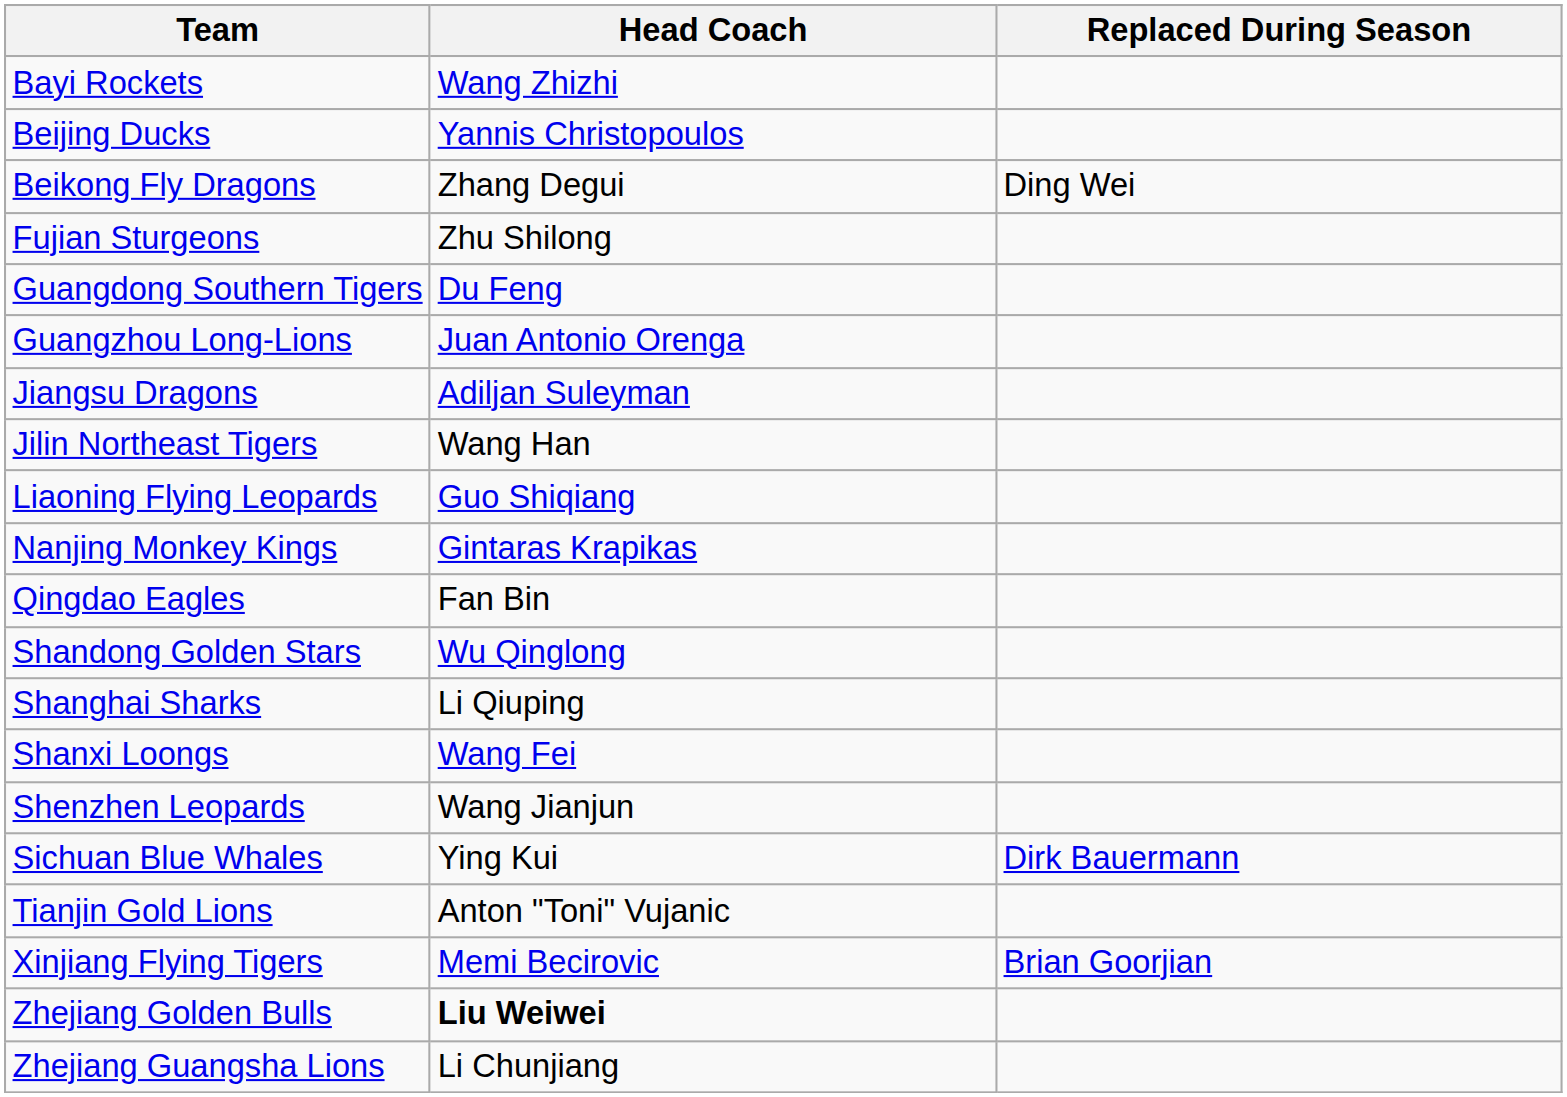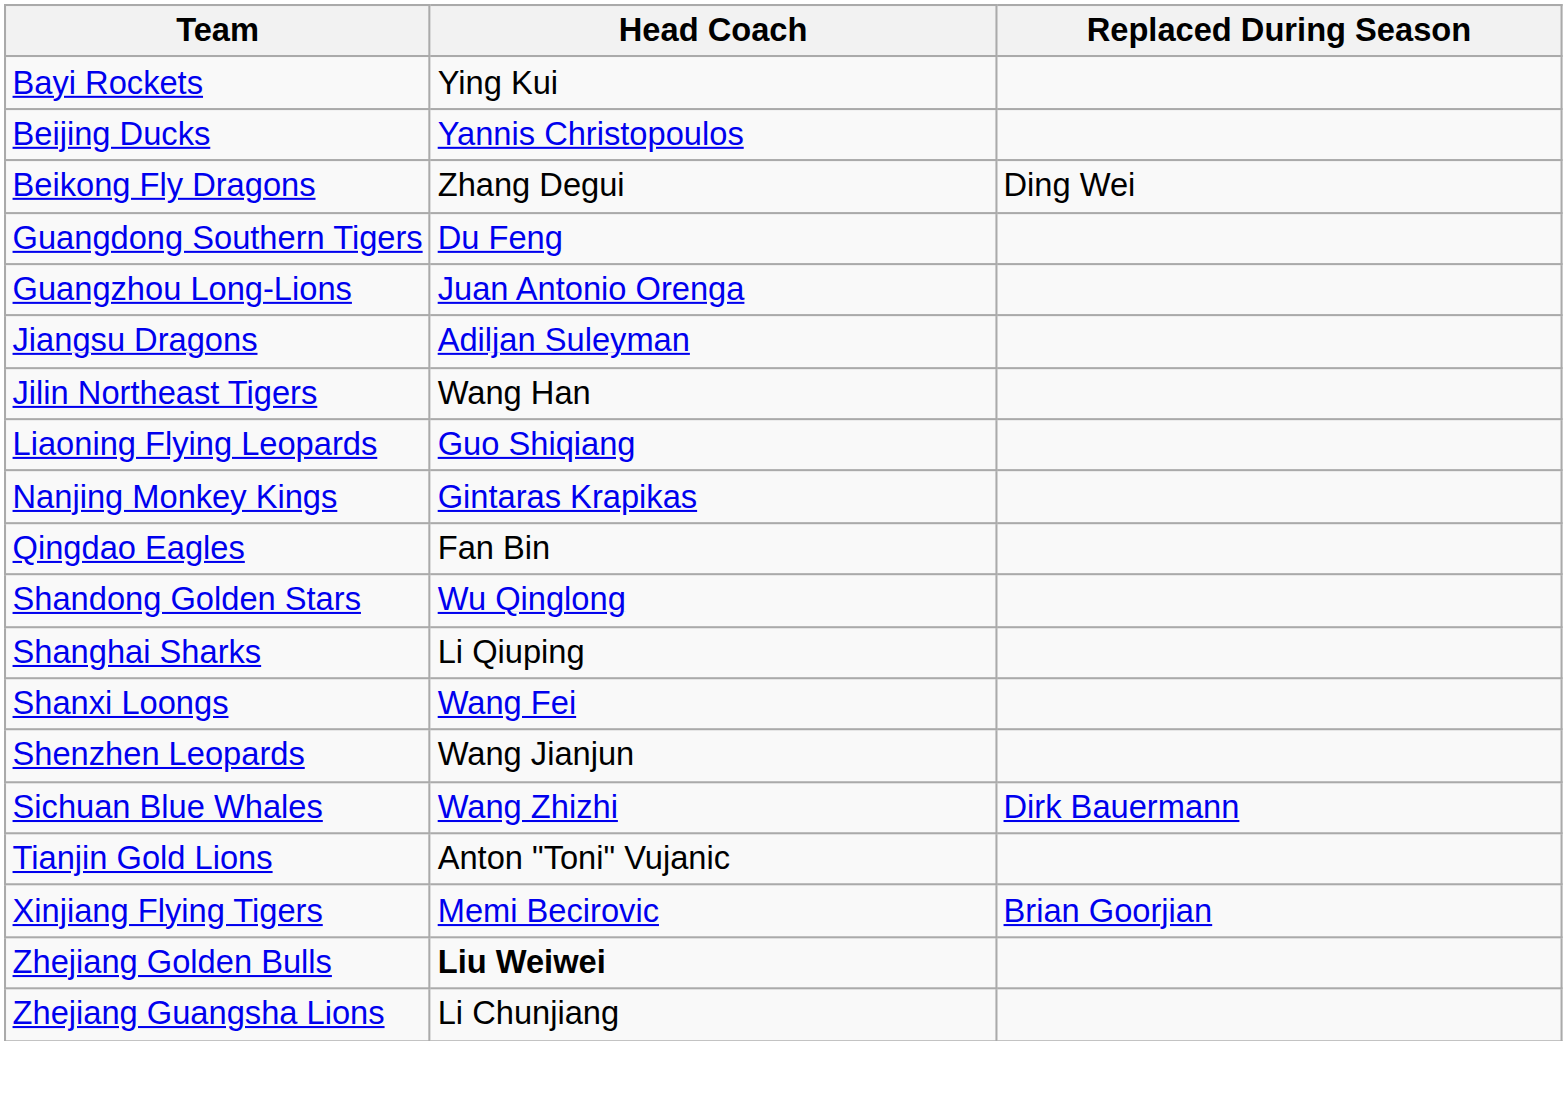(528, 82) Wang Zhizhi -> (498, 82) Ying Kui
- row: (136, 237)
(498, 858) Ying Kui -> (528, 806) Wang Zhizhi
